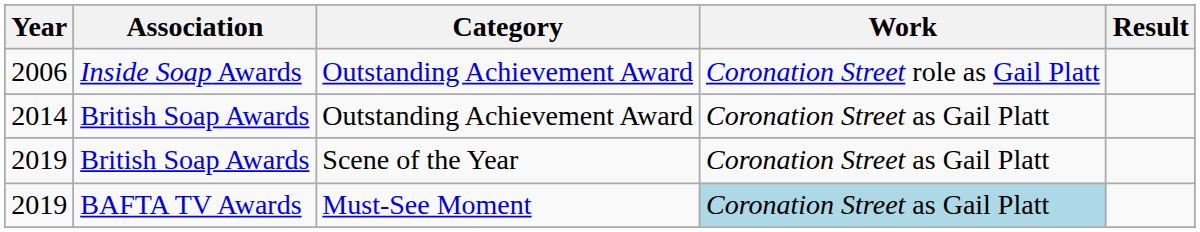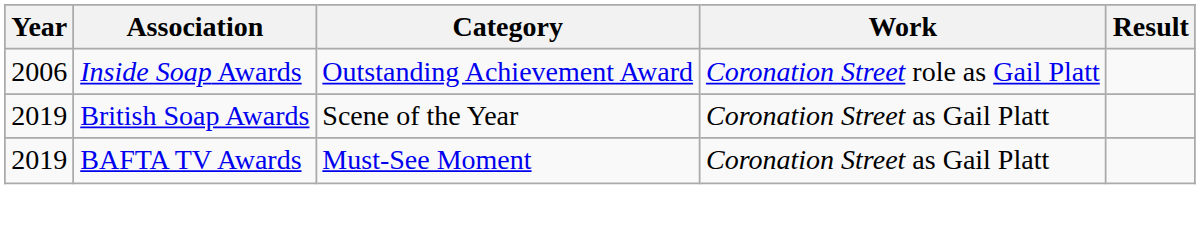- row: (39, 115)
(878, 204) lightblue background -> (878, 159) no background
